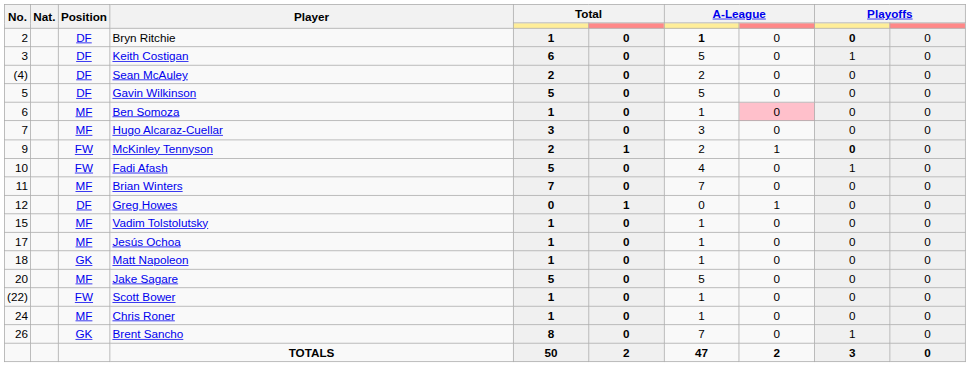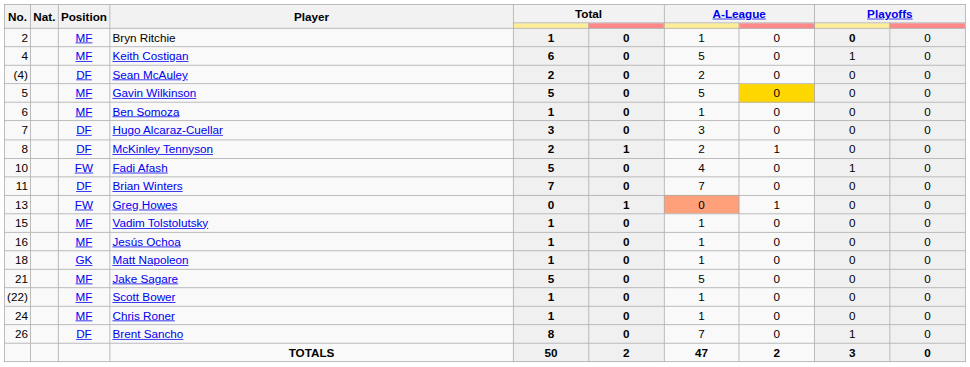(84, 38) DF -> (84, 38) MF
(702, 38) bold -> (702, 38) normal
(25, 56) 3 -> (25, 56) 4
(84, 56) DF -> (84, 56) MF
(84, 93) DF -> (84, 93) MF
(777, 93) no background -> (777, 93) gold background
(777, 112) pink background -> (777, 112) no background
(84, 130) MF -> (84, 130) DF
(25, 149) 9 -> (25, 149) 8
(84, 149) FW -> (84, 149) DF
(852, 149) bold -> (852, 149) normal
(84, 186) MF -> (84, 186) DF
(21, 205) 12 -> (21, 205) 13
(84, 205) DF -> (84, 205) FW
(702, 205) no background -> (702, 205) lightsalmon background
(21, 242) 17 -> (21, 242) 16
(21, 279) 20 -> (21, 279) 21
(84, 297) FW -> (84, 297) MF
(84, 334) GK -> (84, 334) DF
